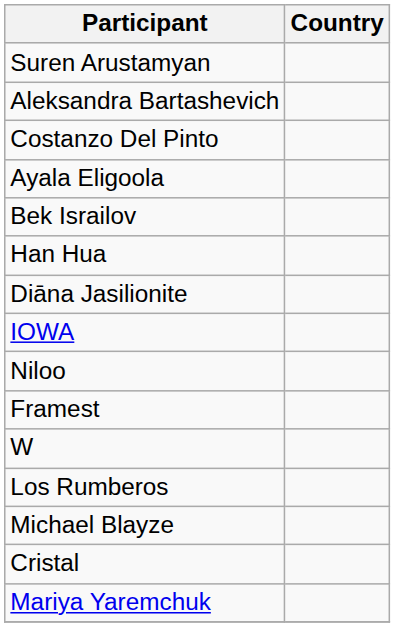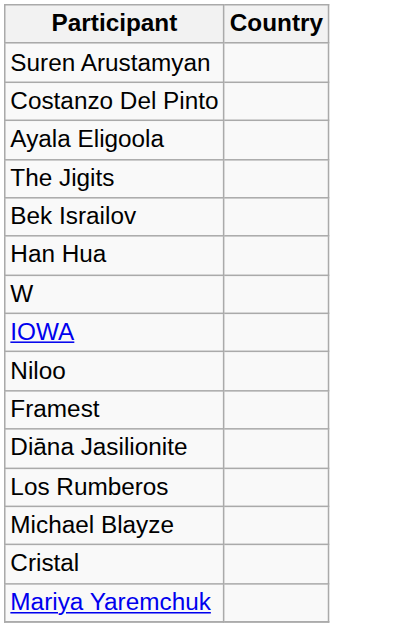- row: (145, 100)
+ row: (62, 178)
rows swapped: (22, 448) <-> (99, 293)
